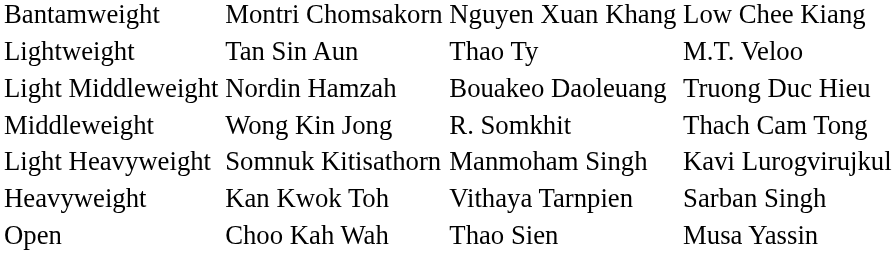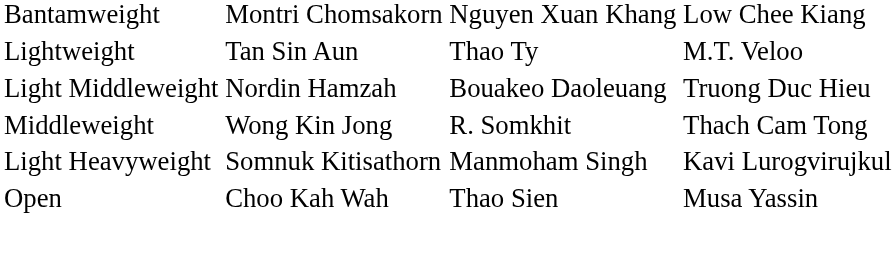- row: (75, 198)
